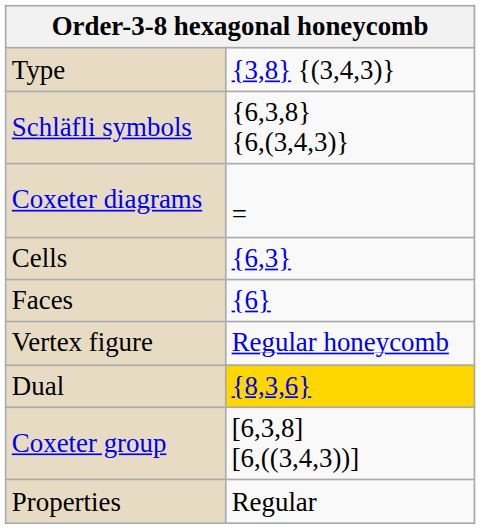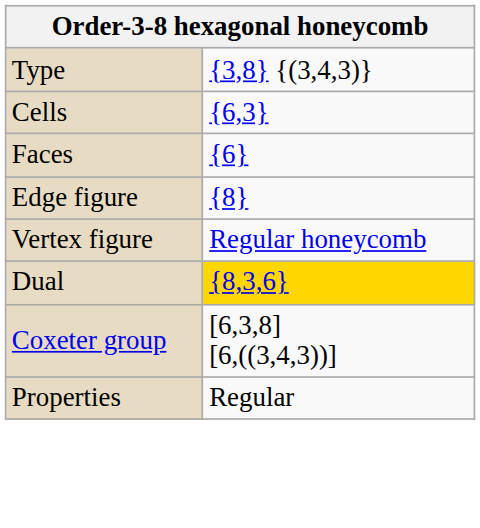- row: (102, 127)
- row: (107, 199)
+ row: (75, 197)
